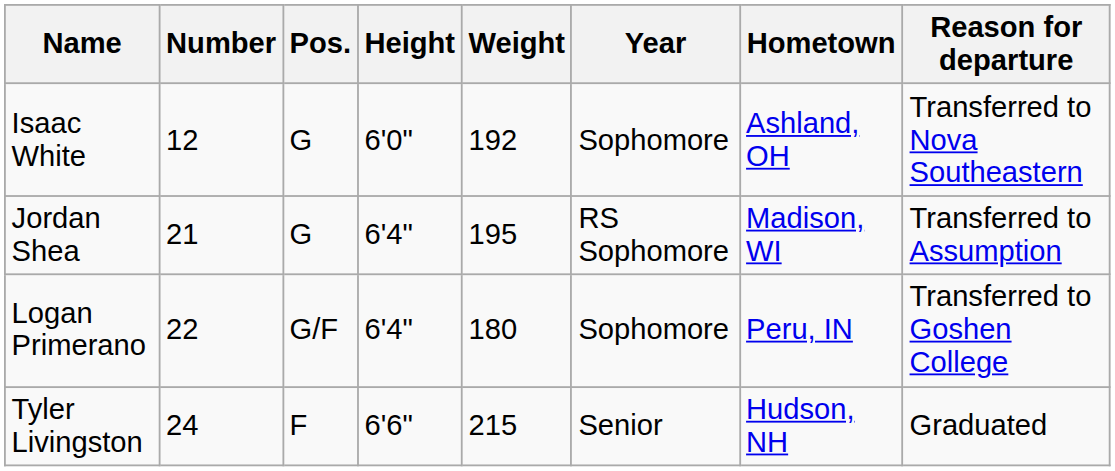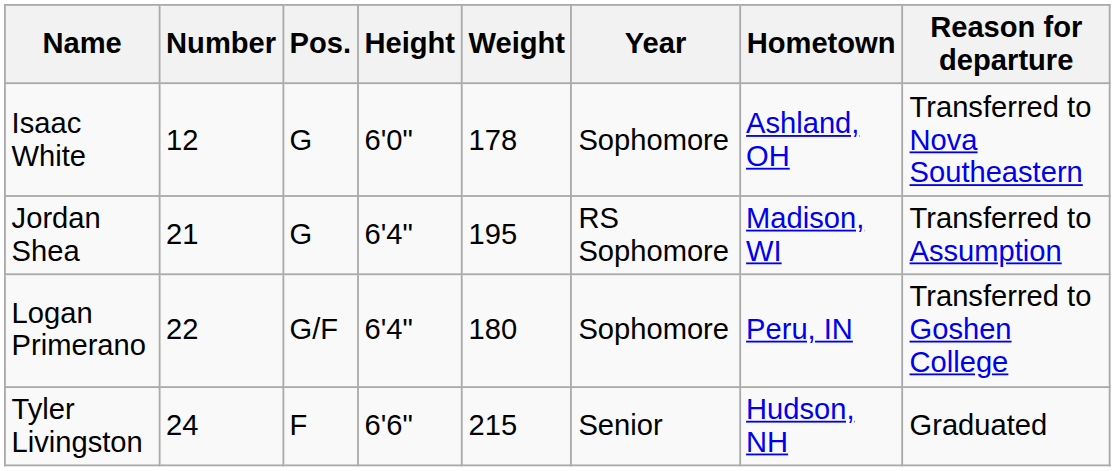(493, 139) 192 -> (493, 139) 178
